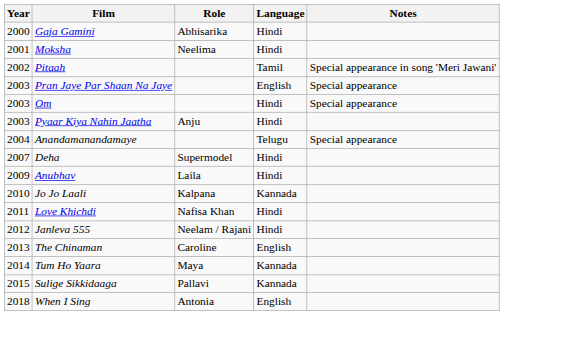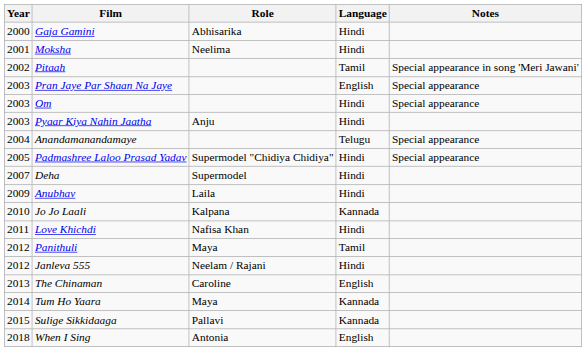+ row: (111, 157)
+ row: (56, 247)
